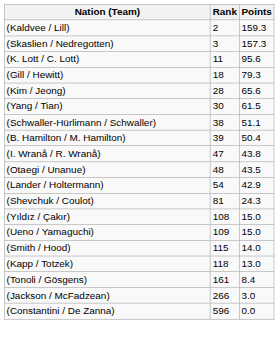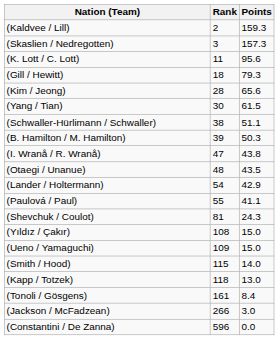(251, 138) 50.4 -> (251, 138) 50.3
+ row: (42, 201)
